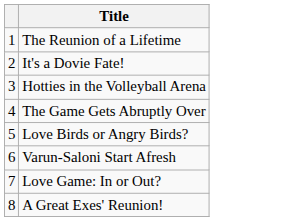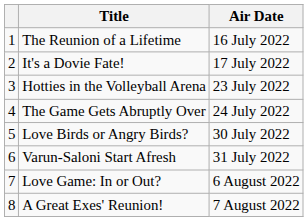+ column: (256, 16)
